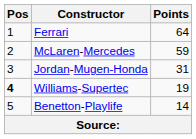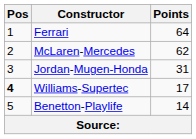(182, 51) 59 -> (182, 51) 62
(182, 88) 19 -> (182, 88) 17
